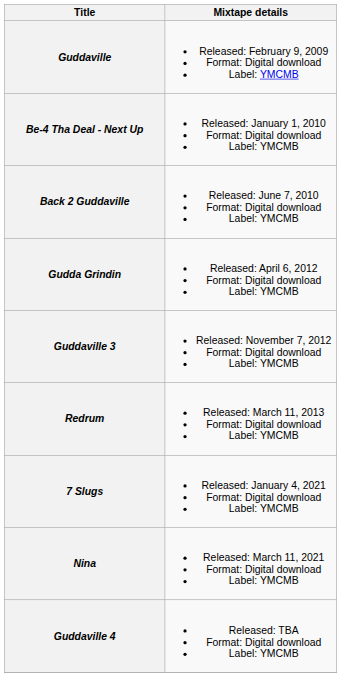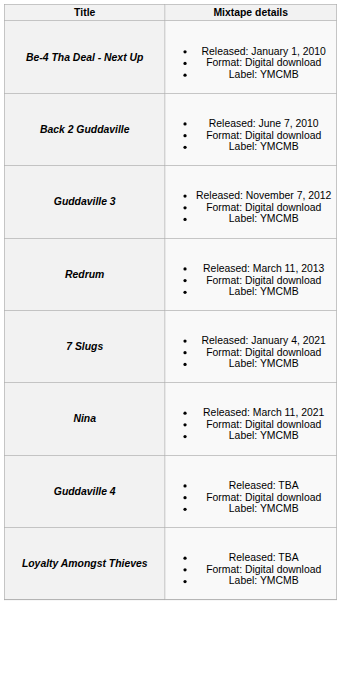- row: (85, 57)
- row: (85, 274)
+ row: (85, 563)
